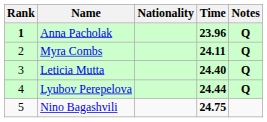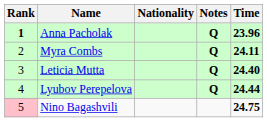columns swapped: (213, 13) <-> (246, 13)
(21, 107) no background -> (21, 107) pink background
